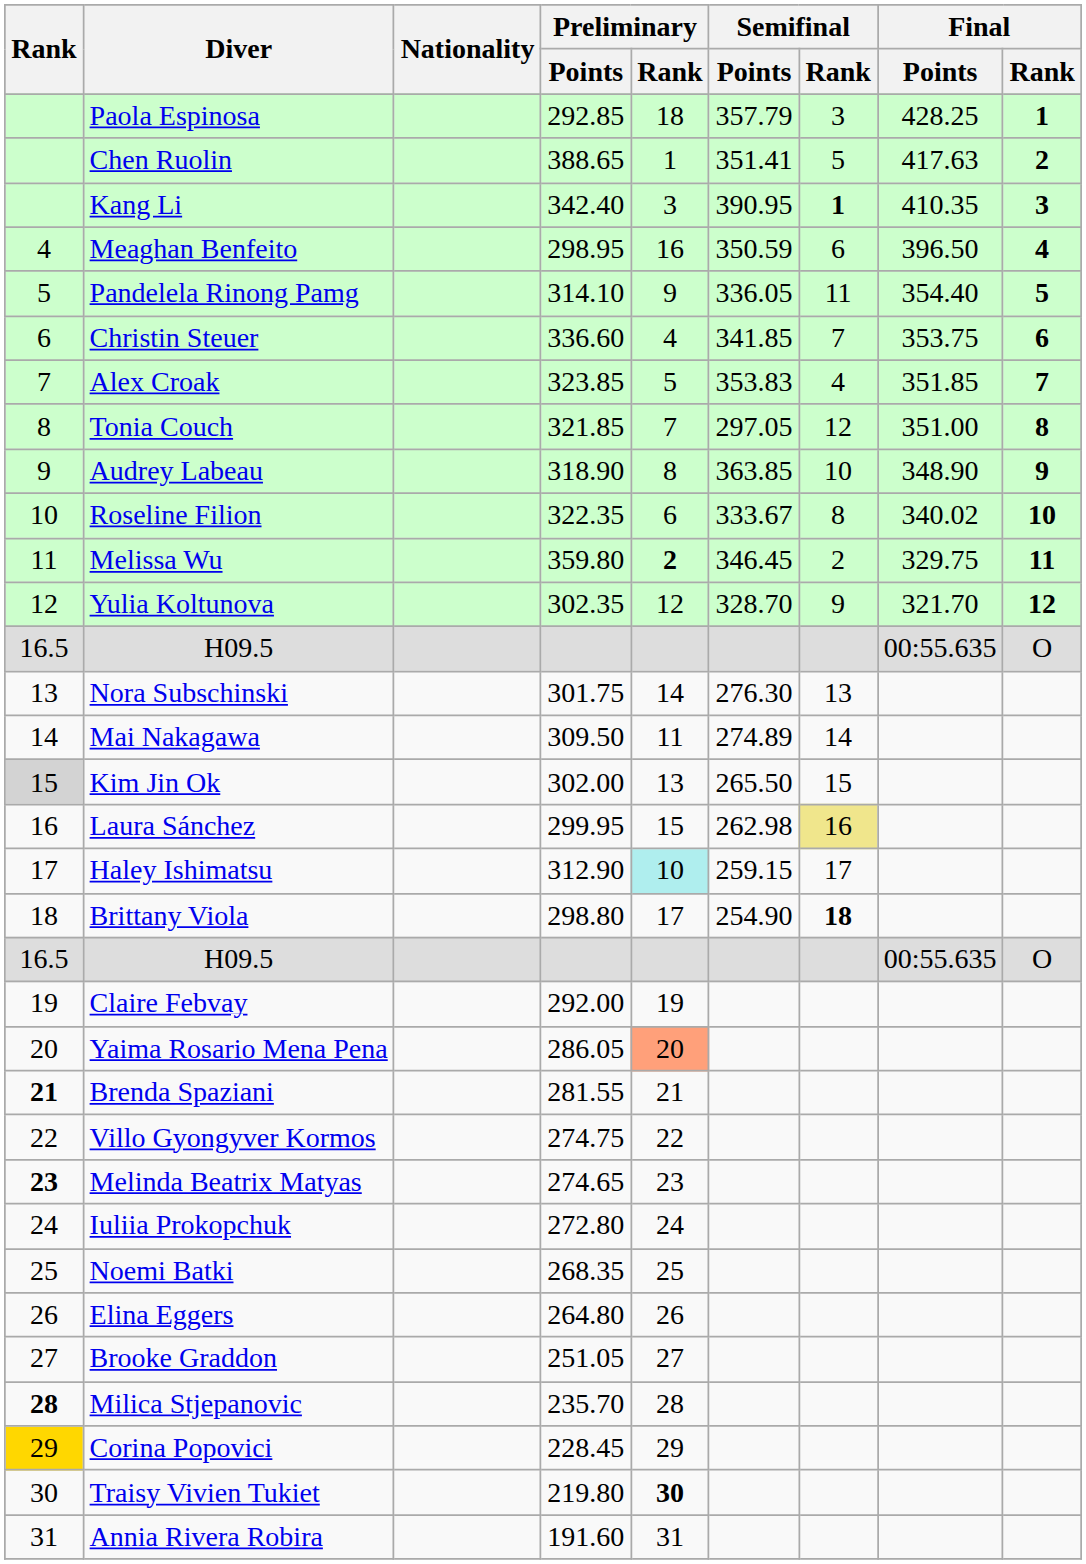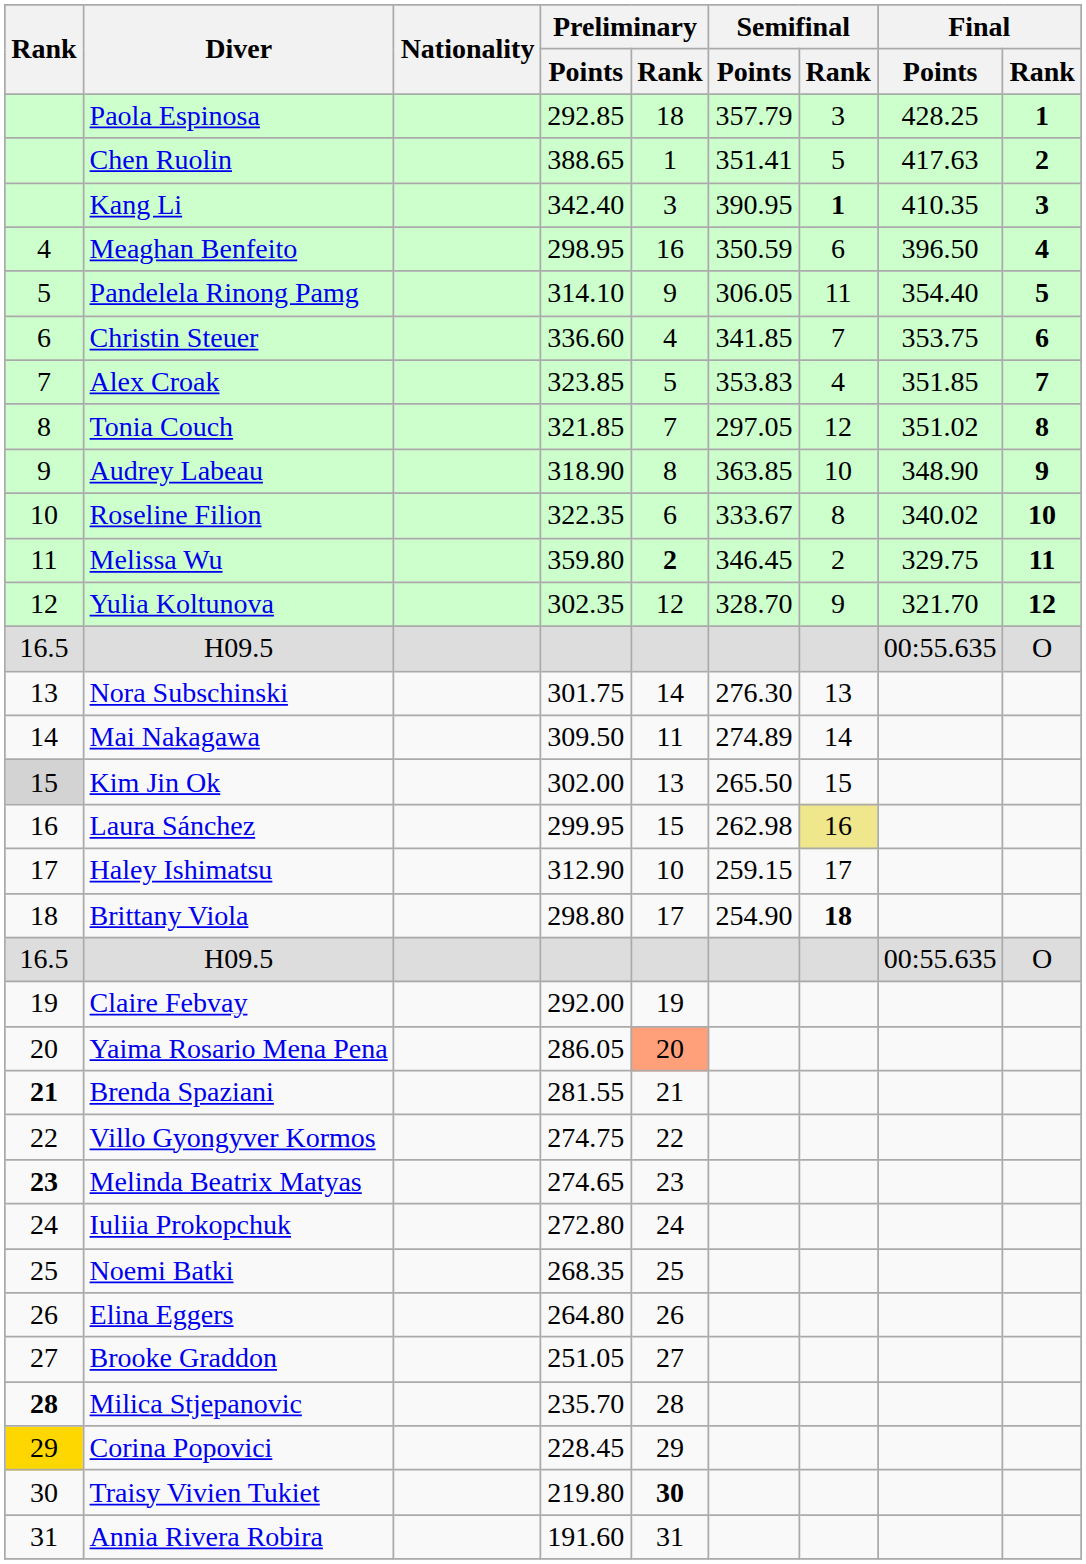(754, 293) 336.05 -> (754, 293) 306.05
(940, 426) 351.00 -> (940, 426) 351.02
(670, 870) paleturquoise background -> (670, 870) no background
